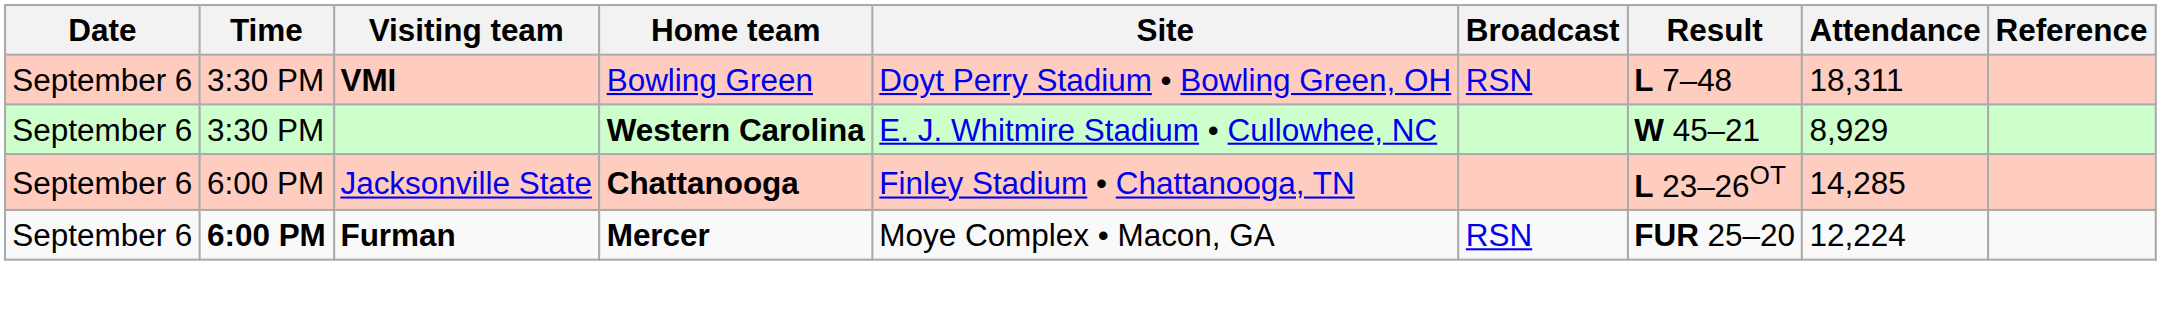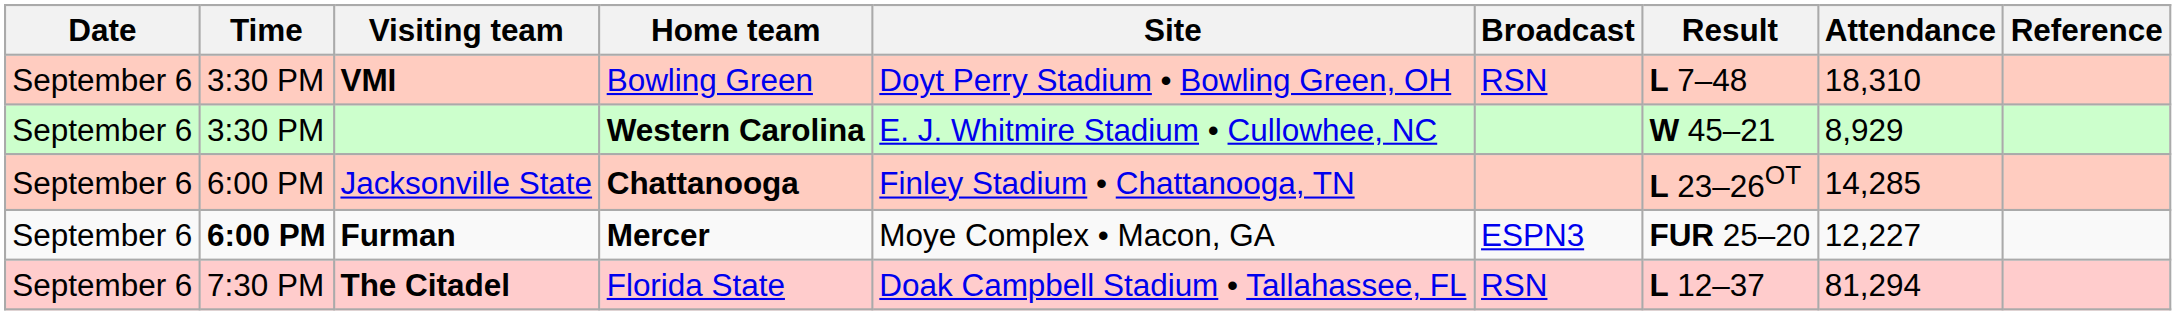(1857, 80) 18,311 -> (1873, 80) 18,310
(1499, 236) RSN -> (1533, 236) ESPN3
(1858, 236) 12,224 -> (1873, 236) 12,227
+ row: (425, 286)
